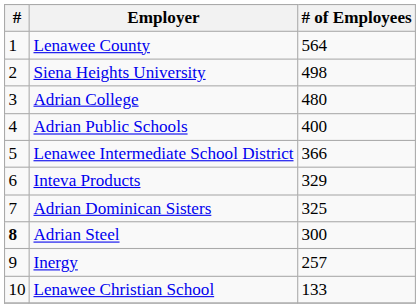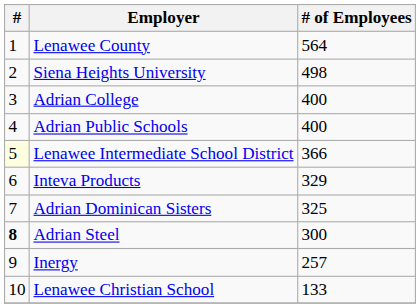(314, 99) 480 -> (314, 99) 400
(13, 153) no background -> (13, 153) lightyellow background
